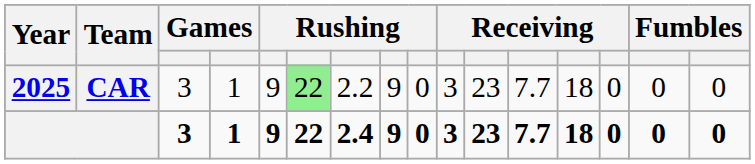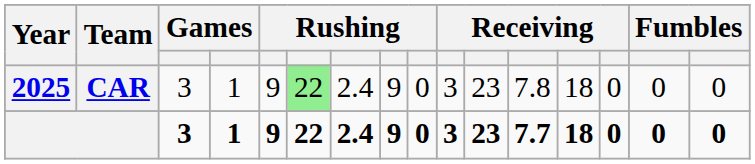(355, 87) 2.2 -> (355, 87) 2.4
(532, 87) 7.7 -> (532, 87) 7.8
